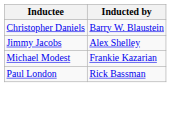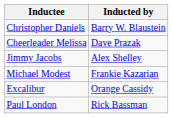+ row: (47, 43)
+ row: (26, 89)
